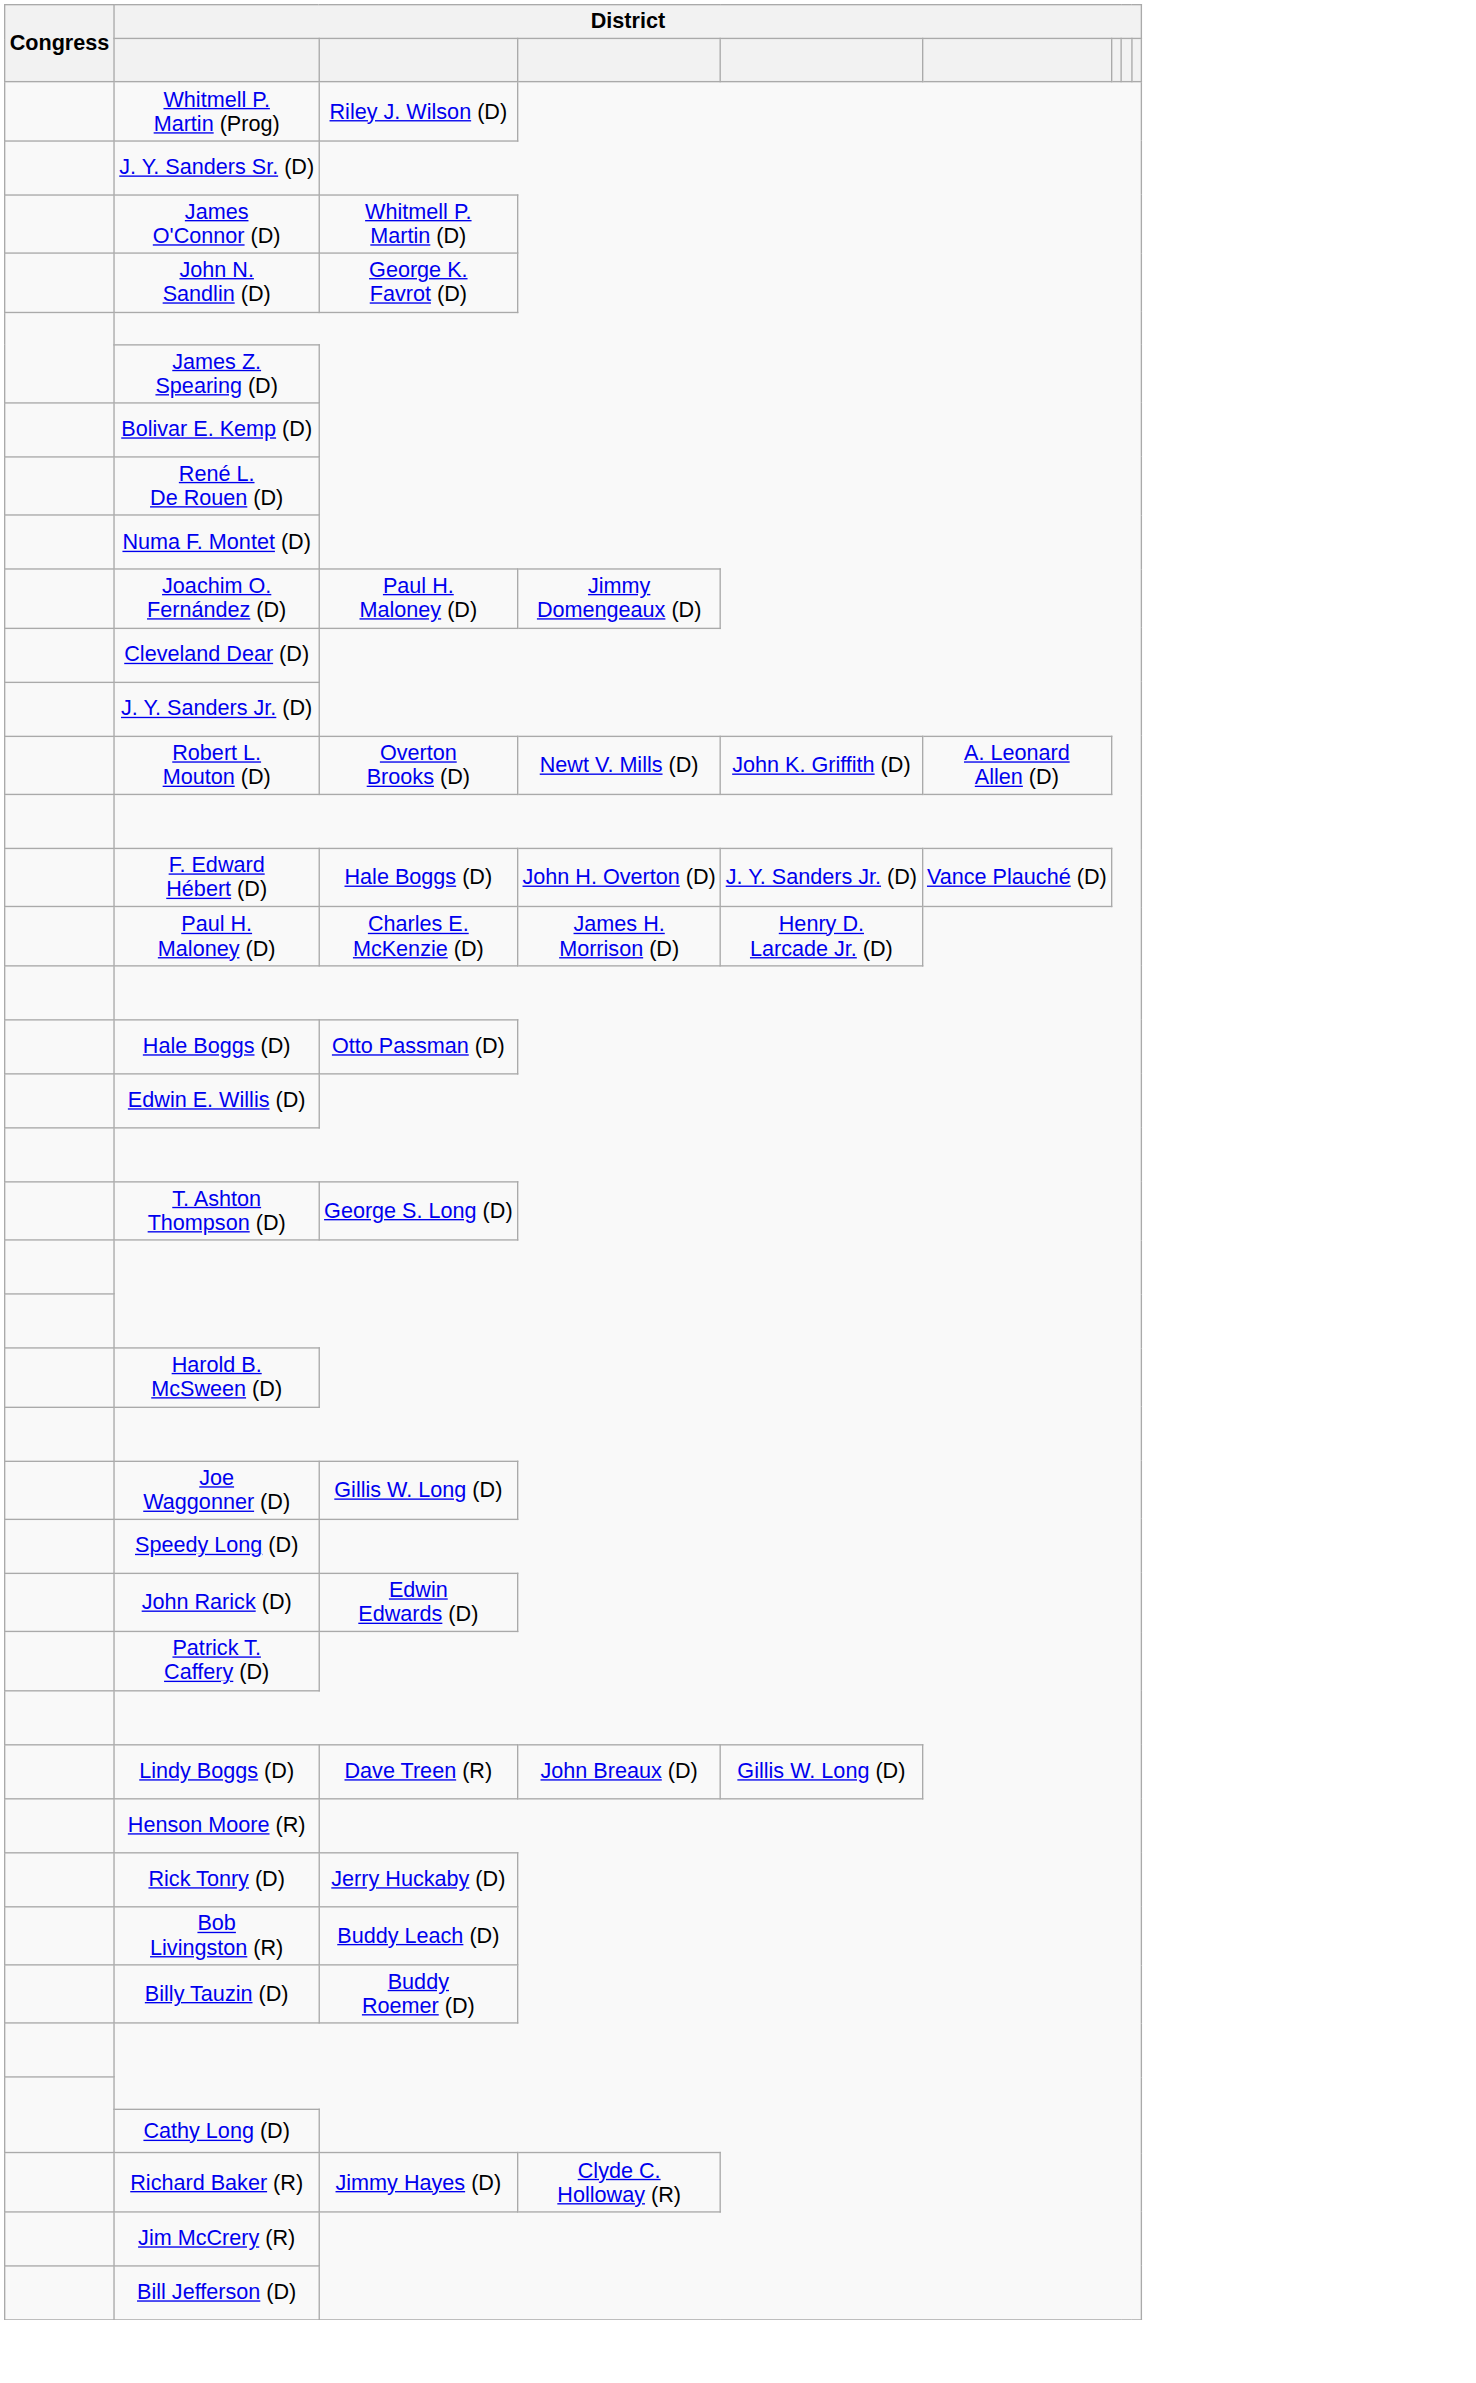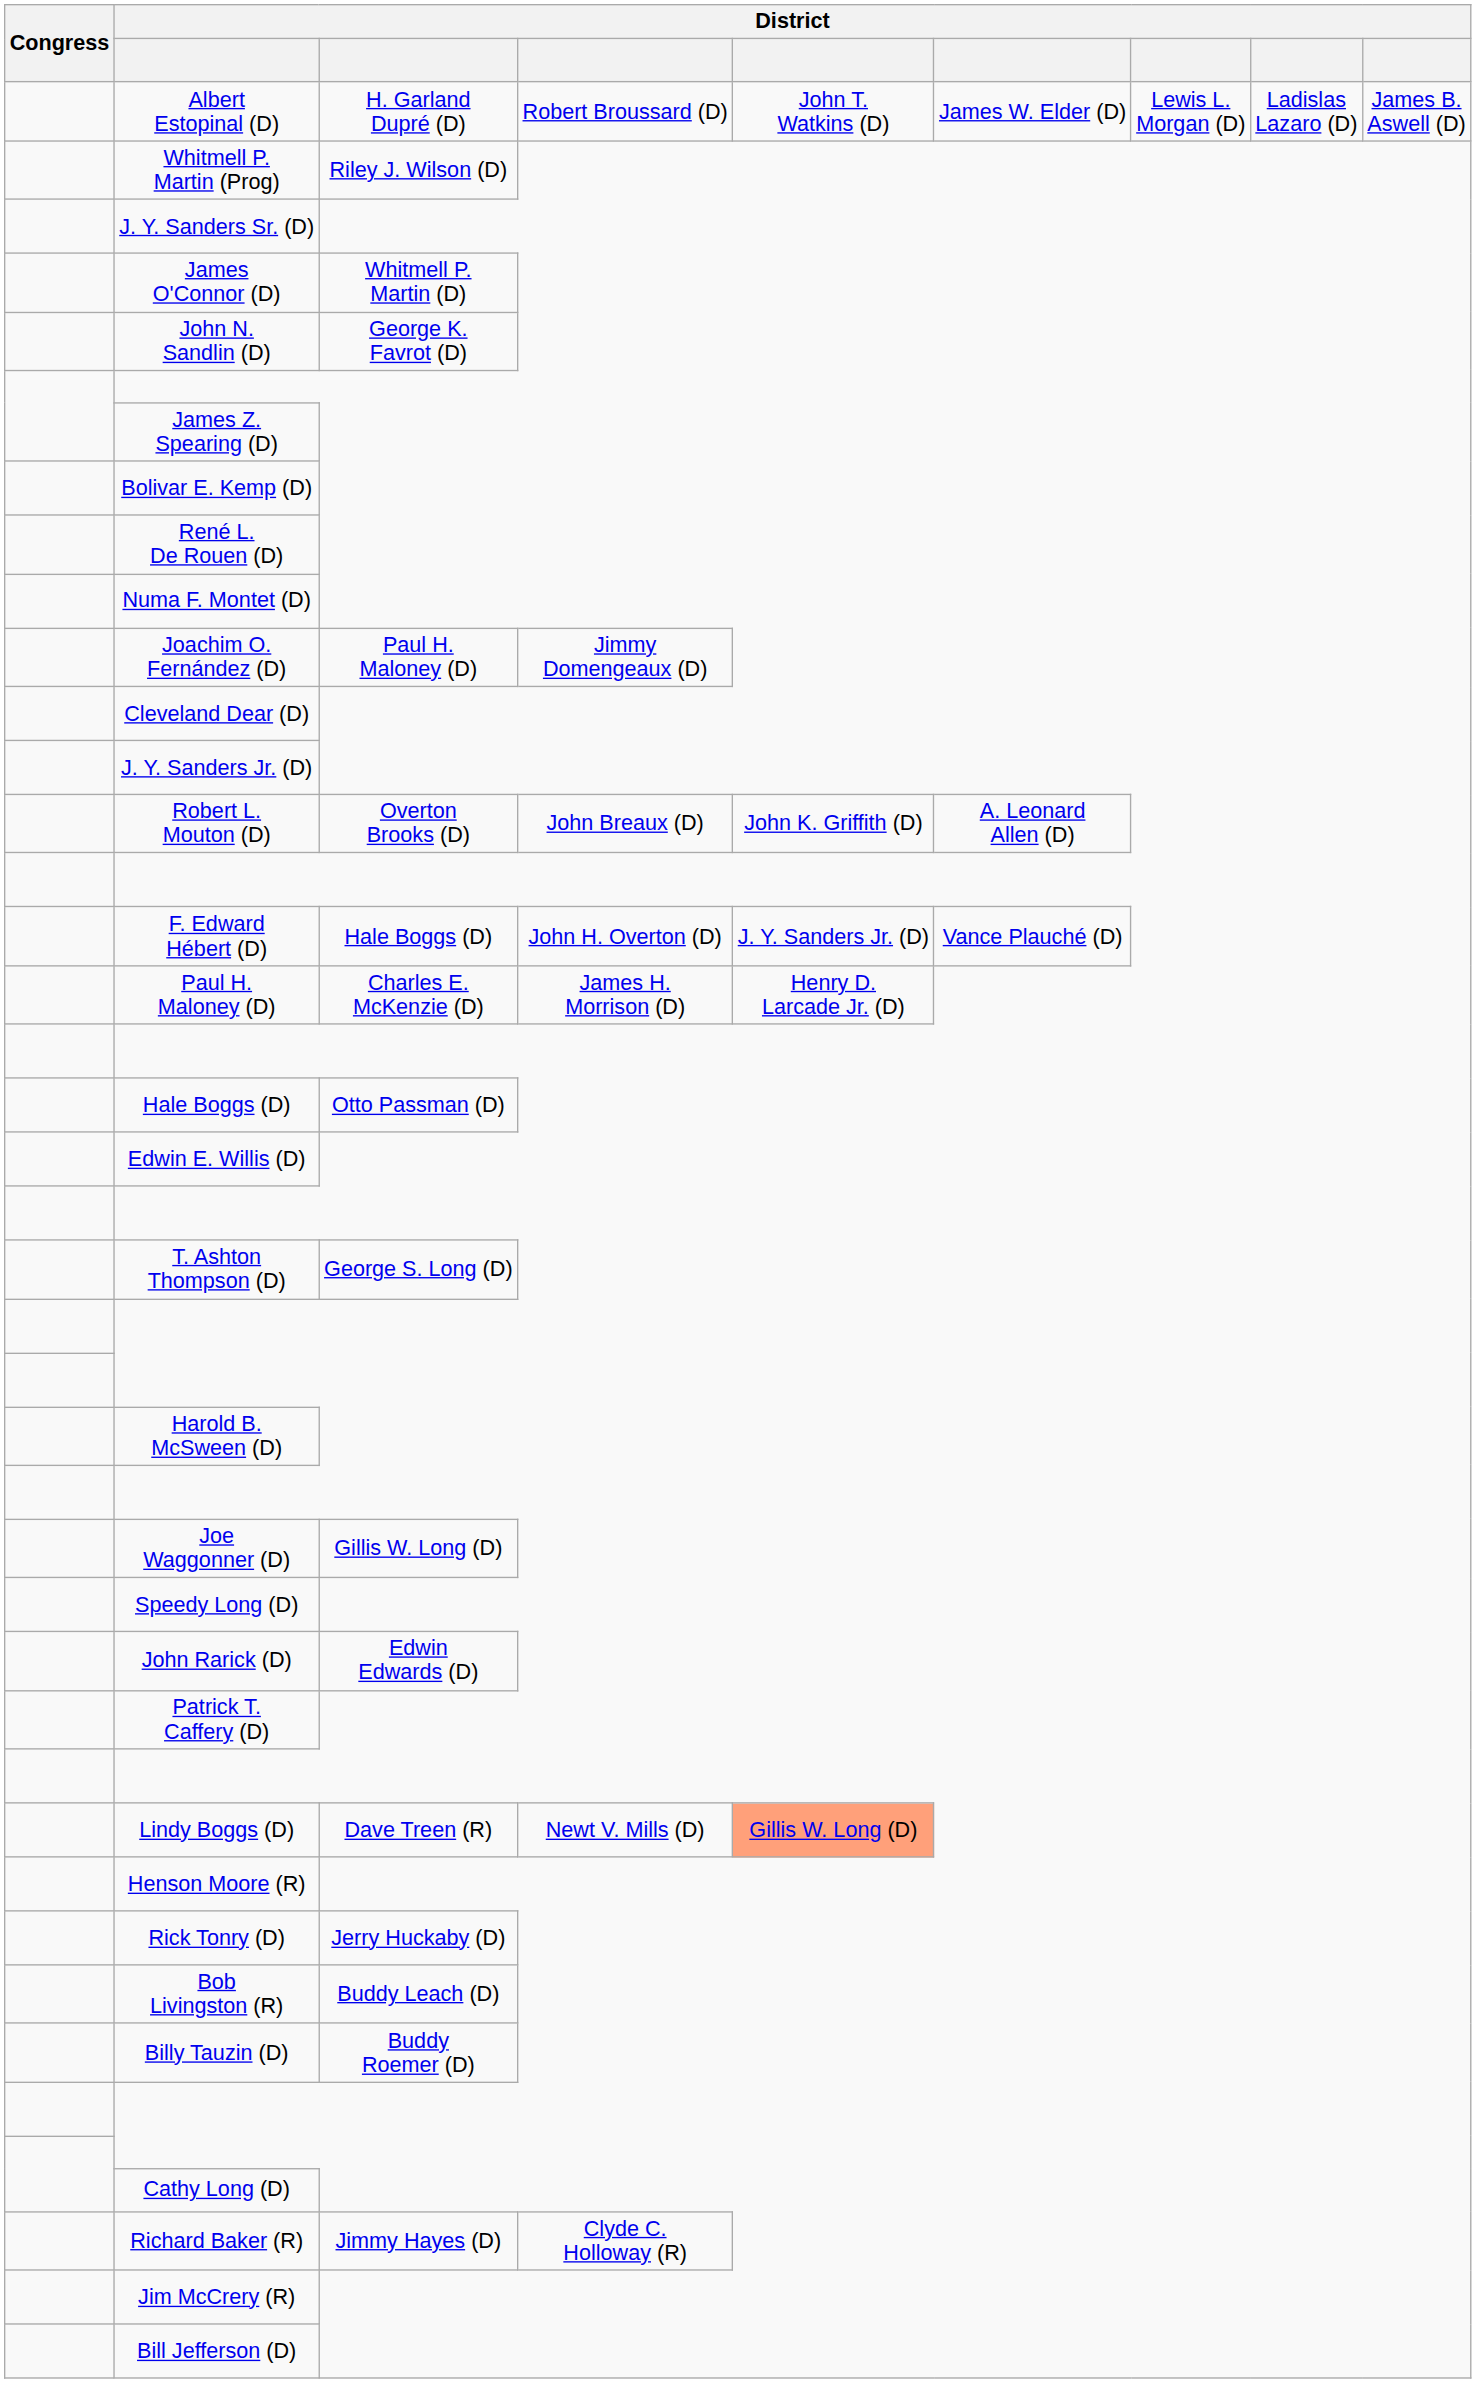+ row: (217, 111)
(619, 764) Newt V. Mills (D) -> (625, 823) John Breaux (D)
(619, 1771) John Breaux (D) -> (625, 1829) Newt V. Mills (D)
(821, 1771) no background -> (833, 1829) lightsalmon background
